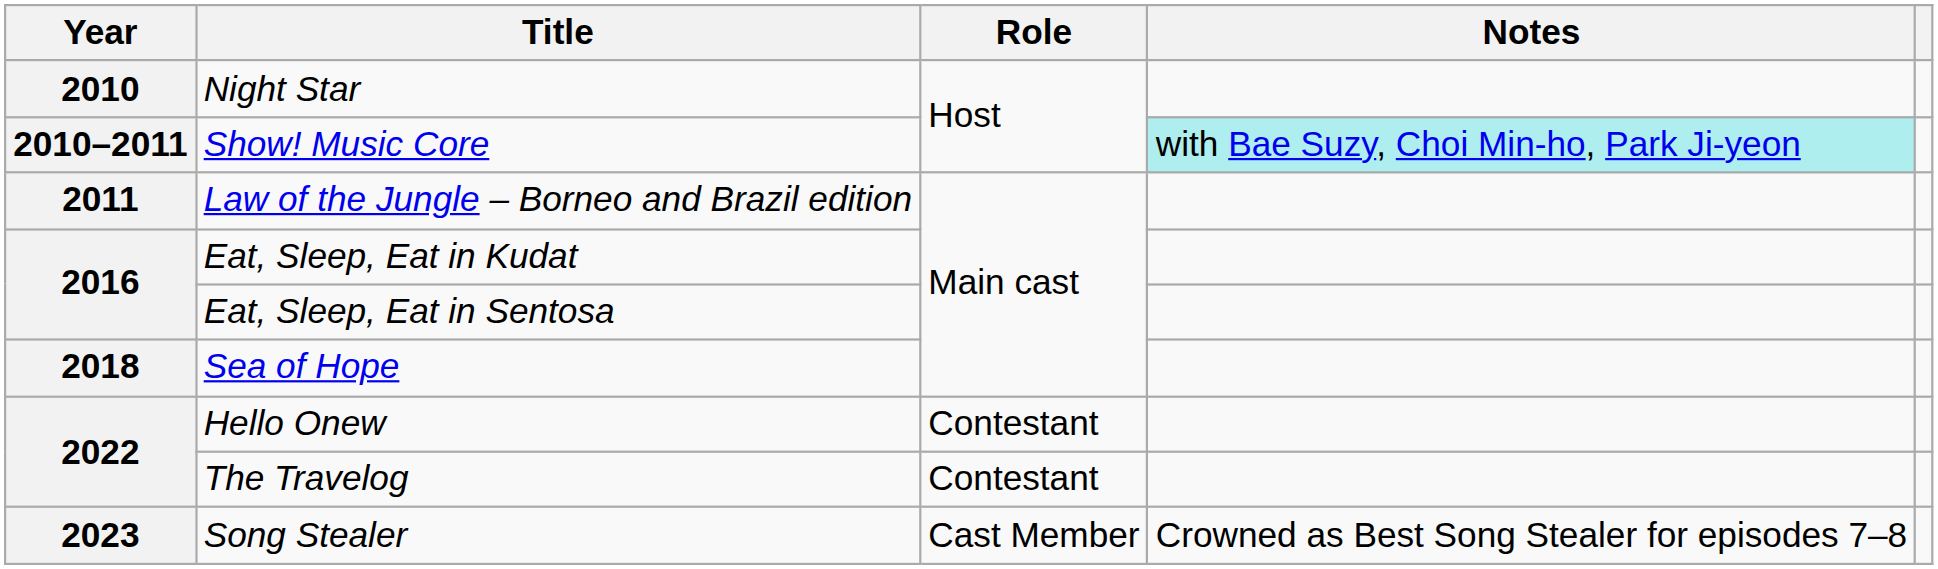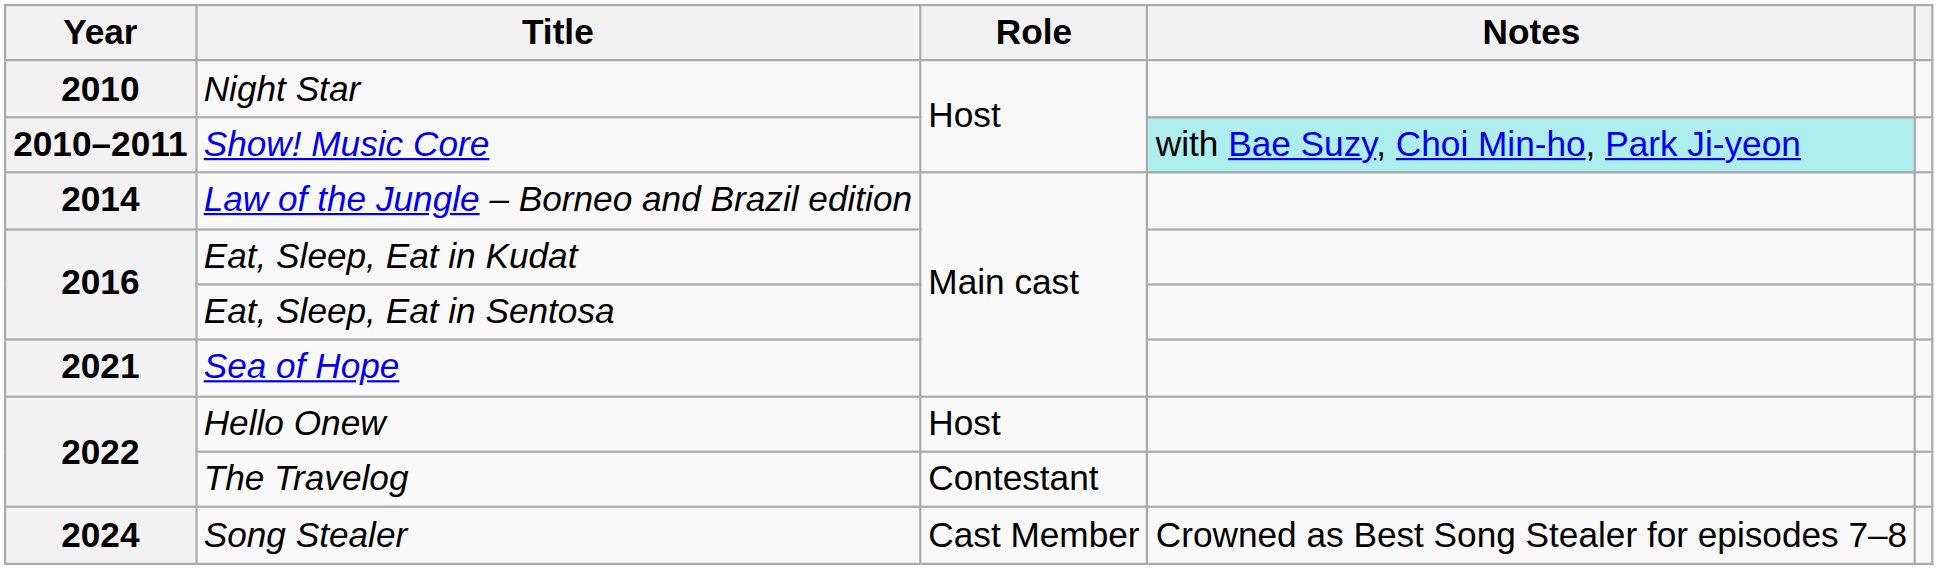(100, 199) 2011 -> (100, 199) 2014
(100, 367) 2018 -> (100, 367) 2021
(1013, 423) Contestant -> (965, 423) Host
(100, 534) 2023 -> (100, 534) 2024
